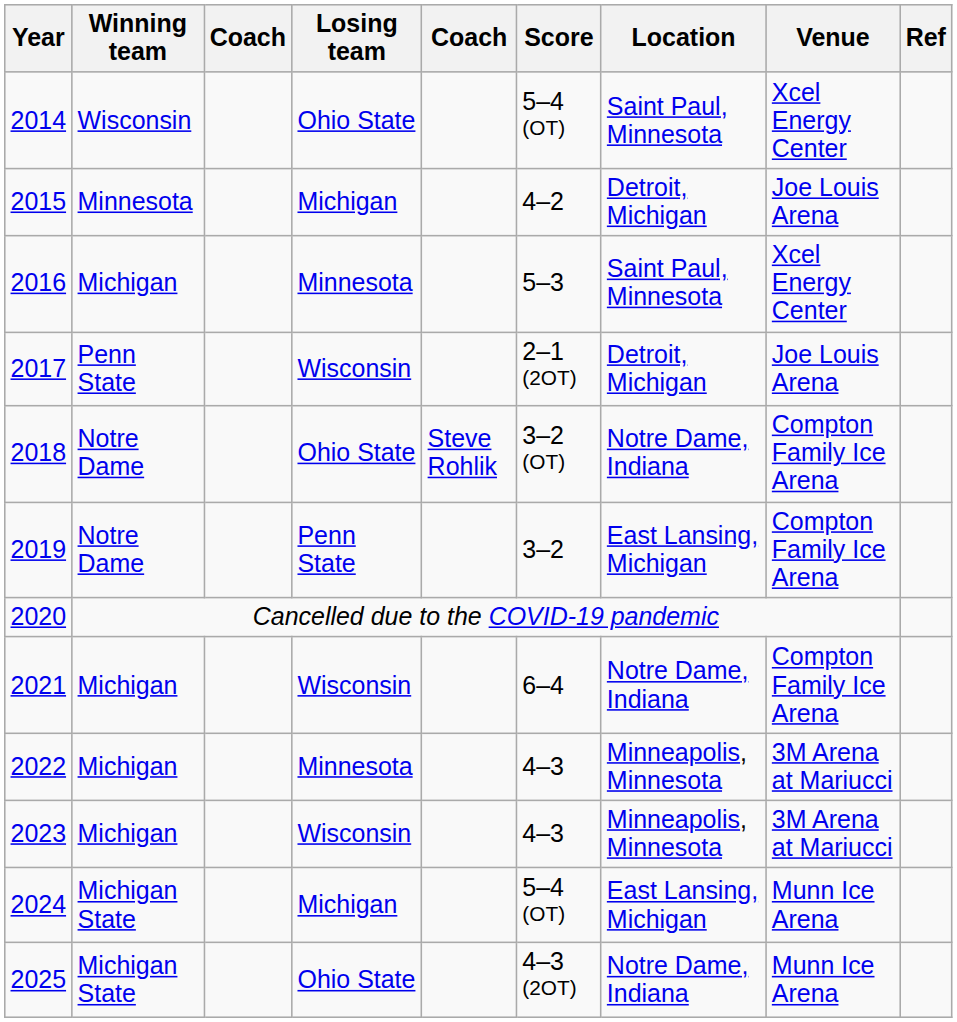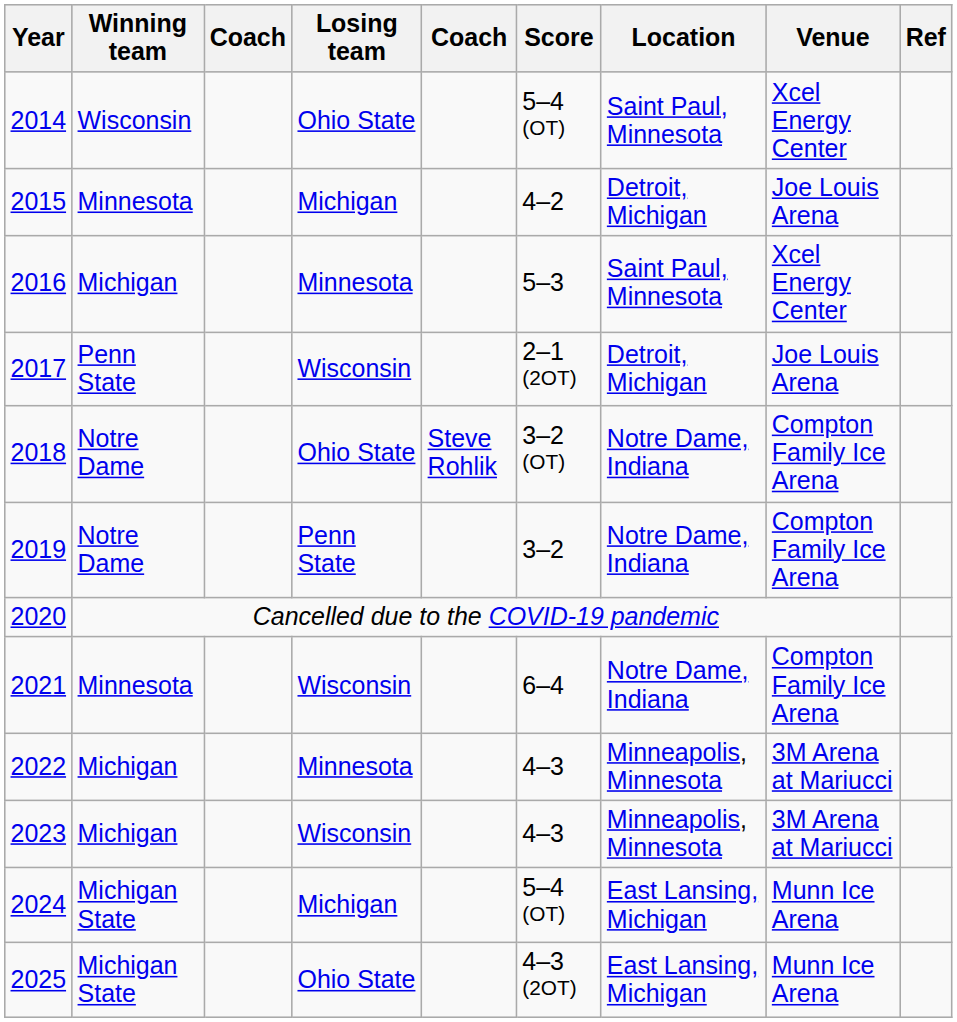(682, 549) East Lansing, Michigan -> (678, 549) Notre Dame, Indiana
(128, 684) Michigan -> (135, 684) Minnesota
(678, 979) Notre Dame, Indiana -> (682, 979) East Lansing, Michigan
